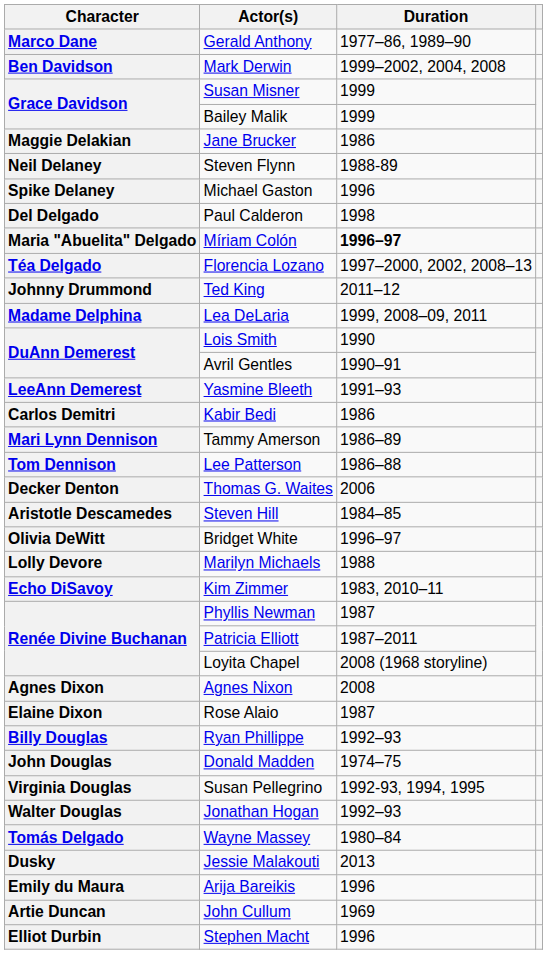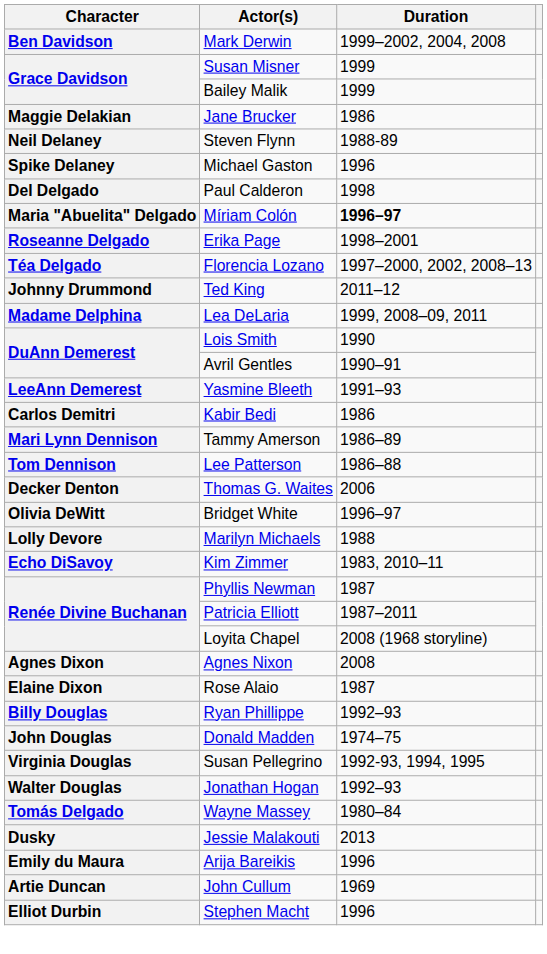- row: (258, 41)
+ row: (242, 240)
- row: (241, 514)
